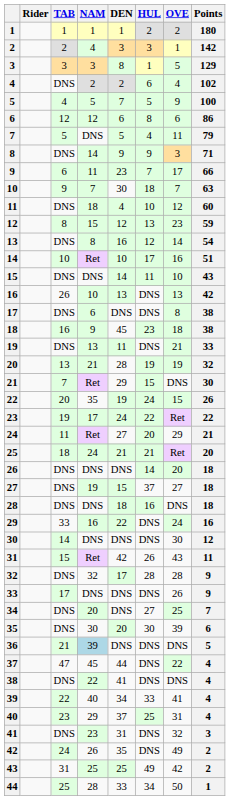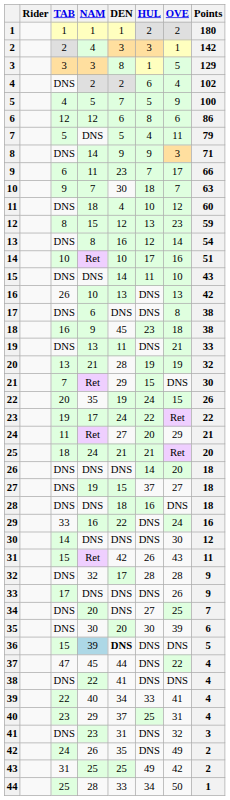(64, 646) 21 -> (64, 646) 15
(122, 646) normal -> (122, 646) bold
